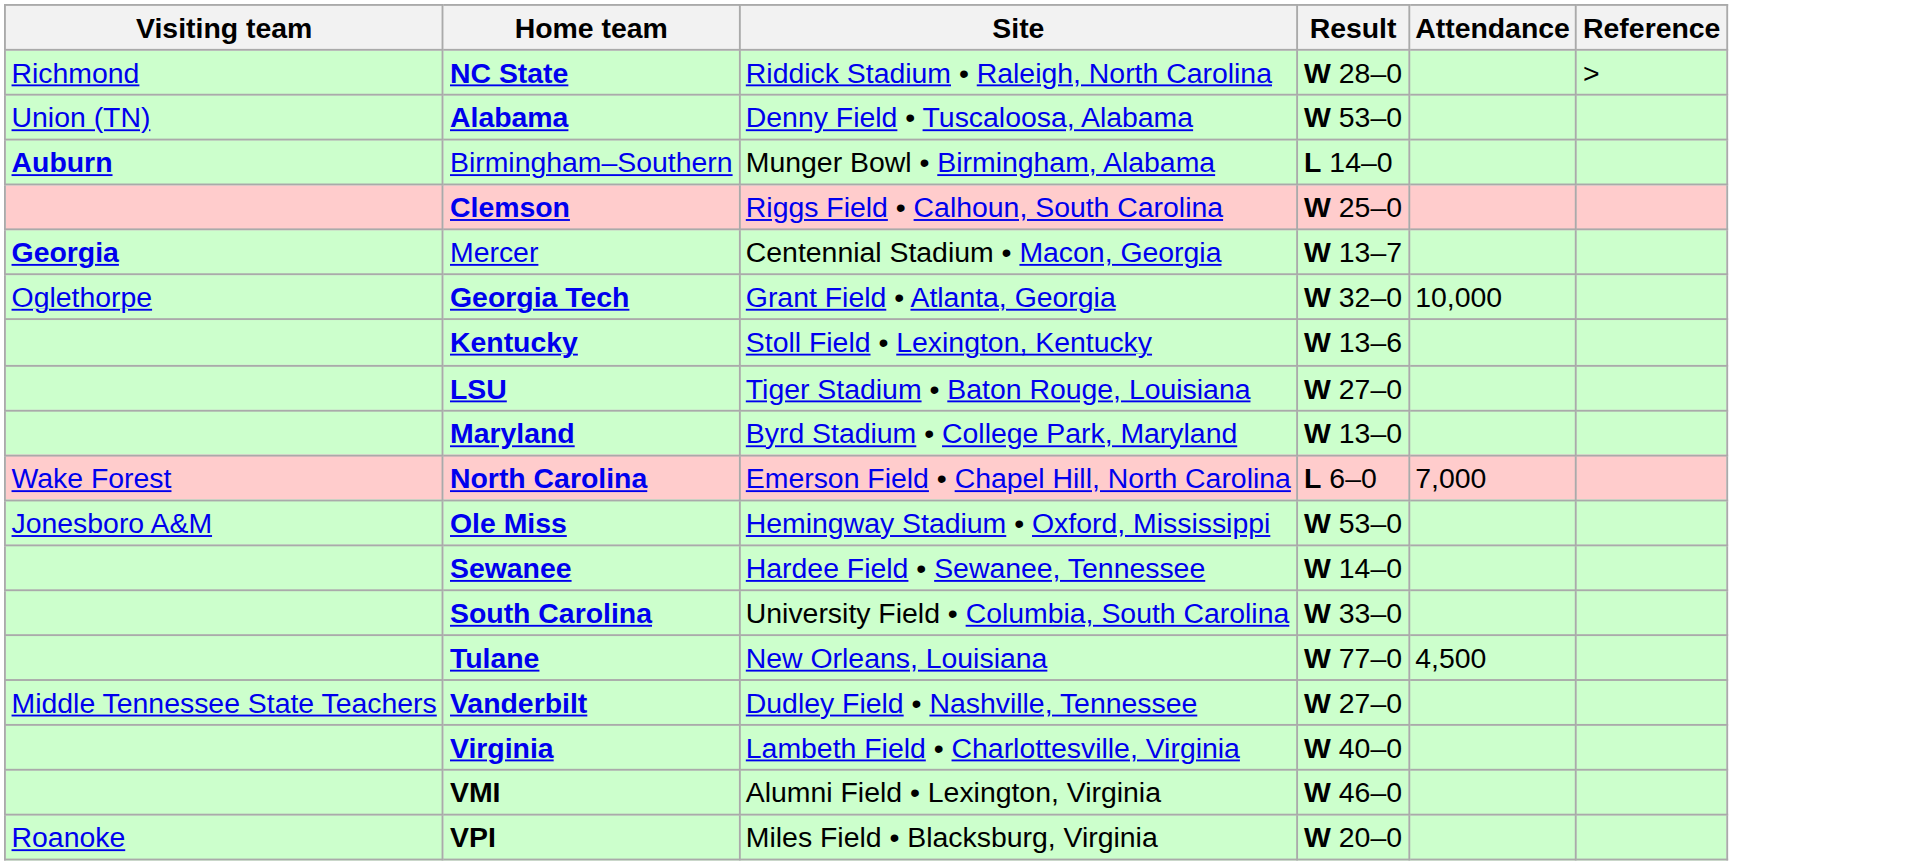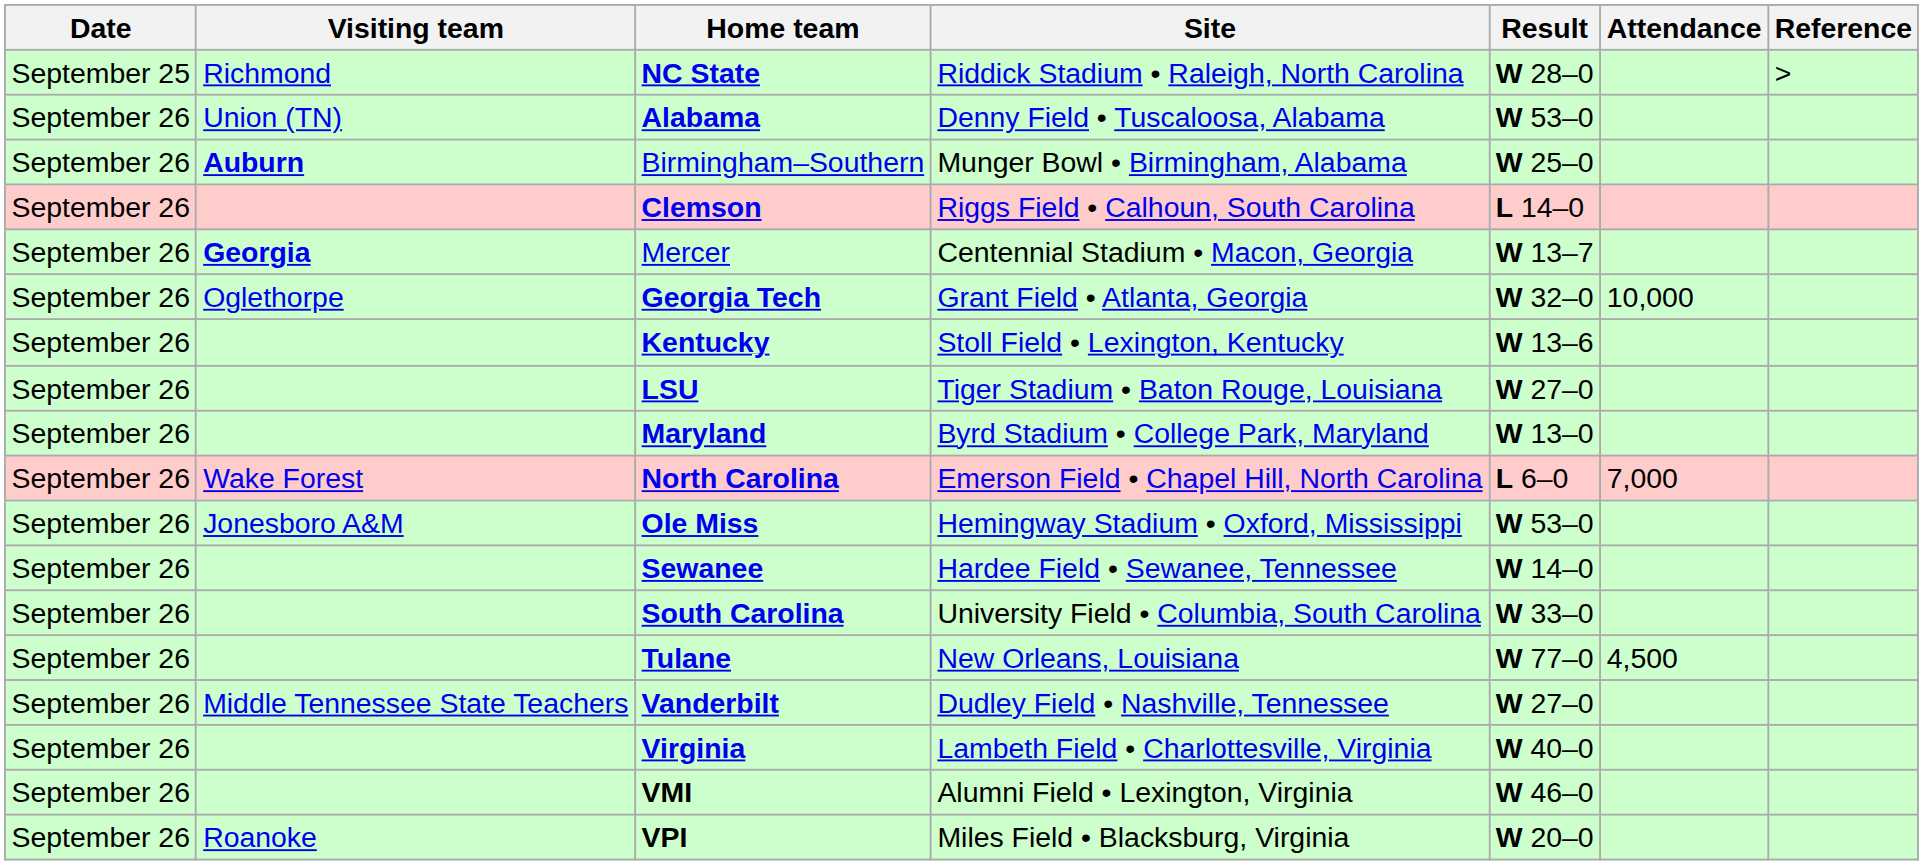+ column: (101, 28)
(1348, 163) L 14–0 -> (1545, 163) W 25–0
(1353, 208) W 25–0 -> (1540, 208) L 14–0
